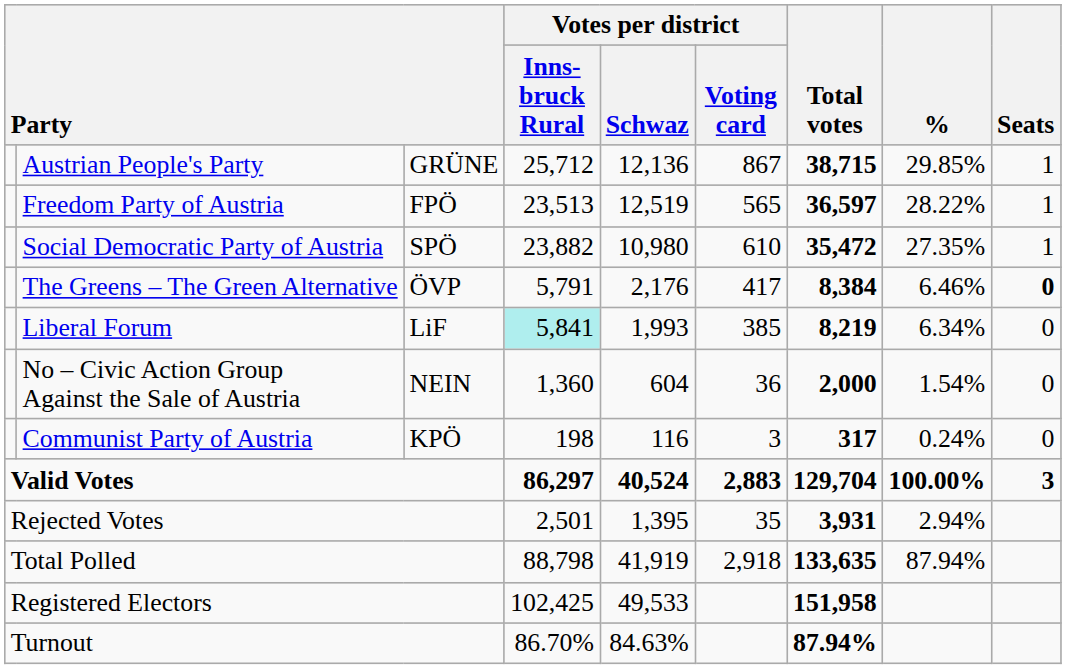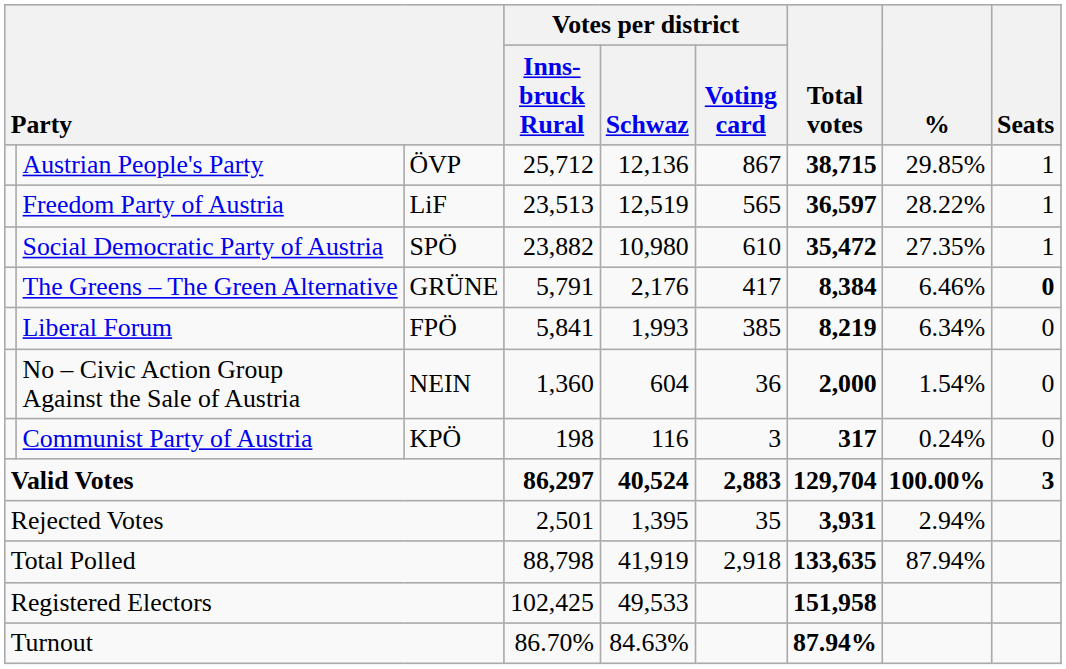(454, 164) GRÜNE -> (435, 164) ÖVP
(433, 205) FPÖ -> (428, 205) LiF
(435, 287) ÖVP -> (454, 287) GRÜNE
(428, 328) LiF -> (433, 328) FPÖ
(565, 328) paleturquoise background -> (565, 328) no background
